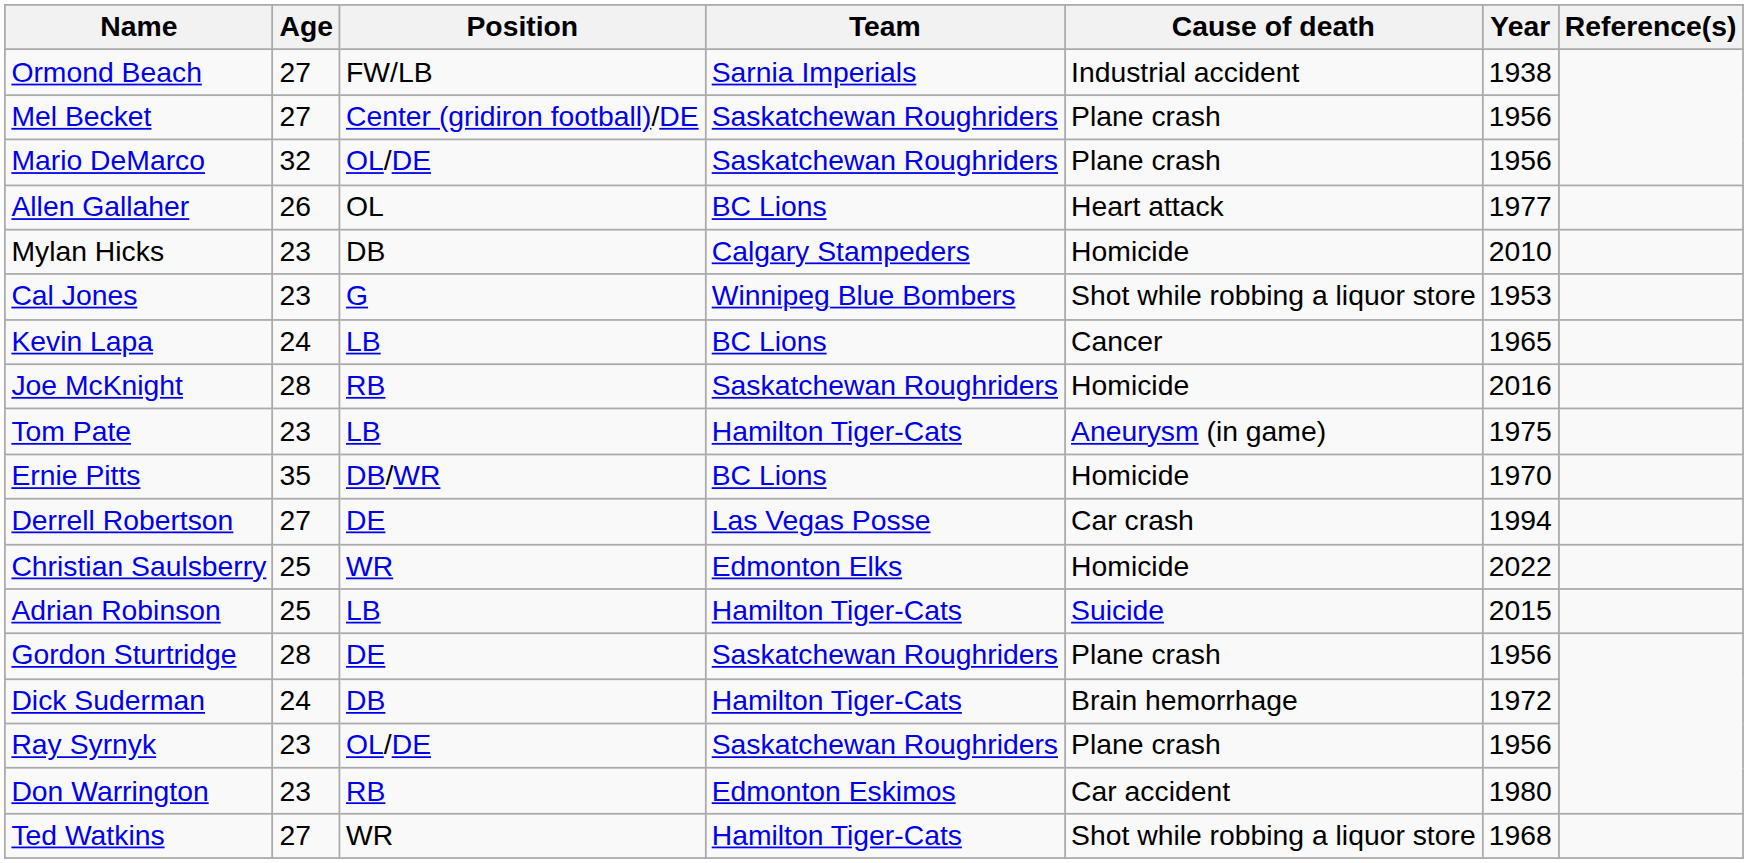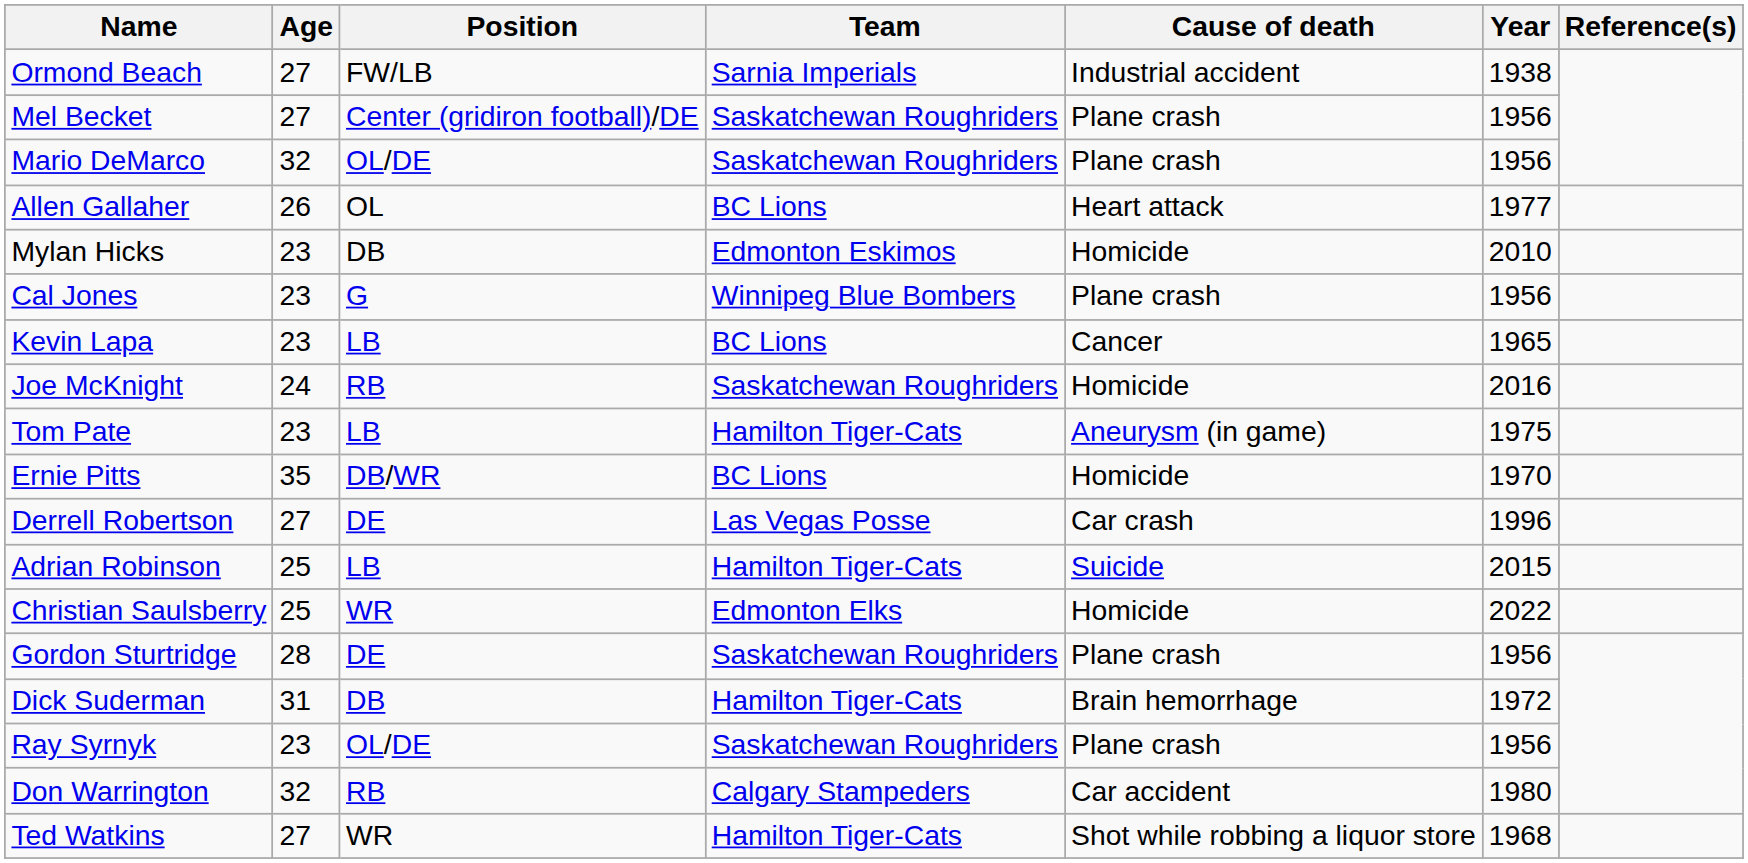(841, 251) Calgary Stampeders -> (834, 251) Edmonton Eskimos
(1273, 296) Shot while robbing a liquor store -> (1146, 296) Plane crash
(1520, 296) 1953 -> (1520, 296) 1956
(295, 341) 24 -> (295, 341) 23
(295, 386) 28 -> (295, 386) 24
(1520, 521) 1994 -> (1520, 521) 1996
rows swapped: (116, 610) <-> (139, 565)
(295, 700) 24 -> (295, 700) 31
(295, 790) 23 -> (295, 790) 32
(834, 790) Edmonton Eskimos -> (841, 790) Calgary Stampeders
